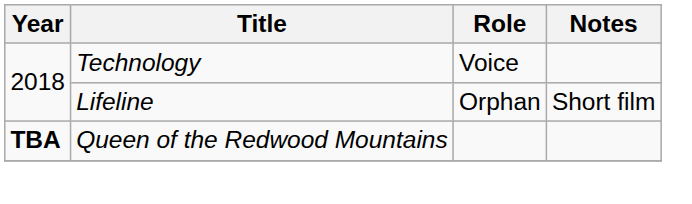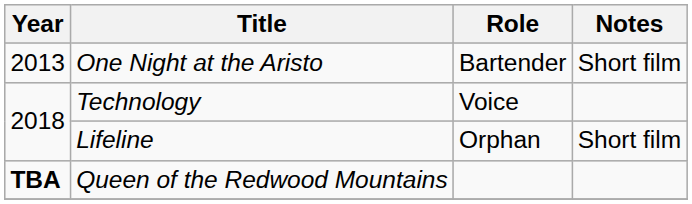+ row: (200, 62)
